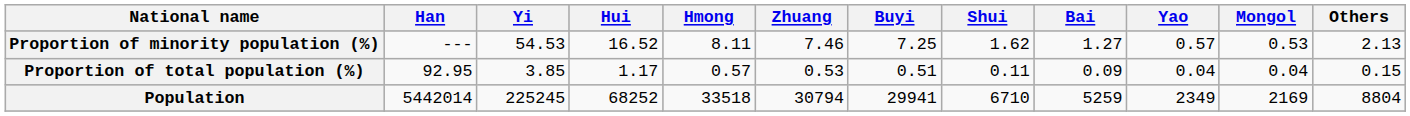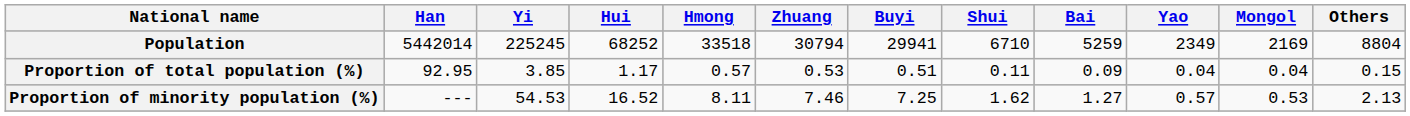rows swapped: (194, 98) <-> (194, 45)
